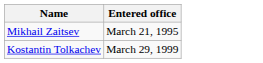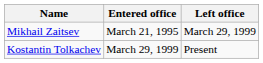+ column: (220, 13)
